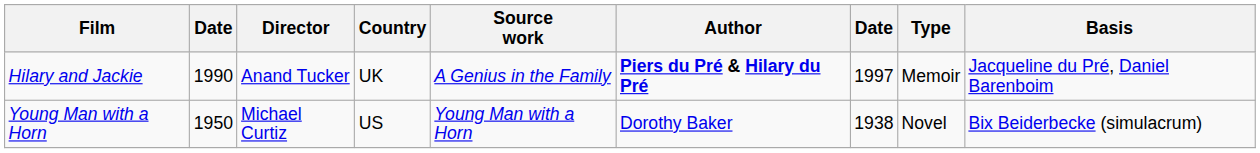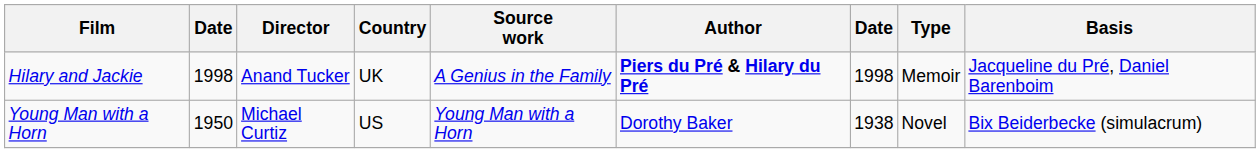(213, 76) 1990 -> (213, 76) 1998
(874, 76) 1997 -> (874, 76) 1998
